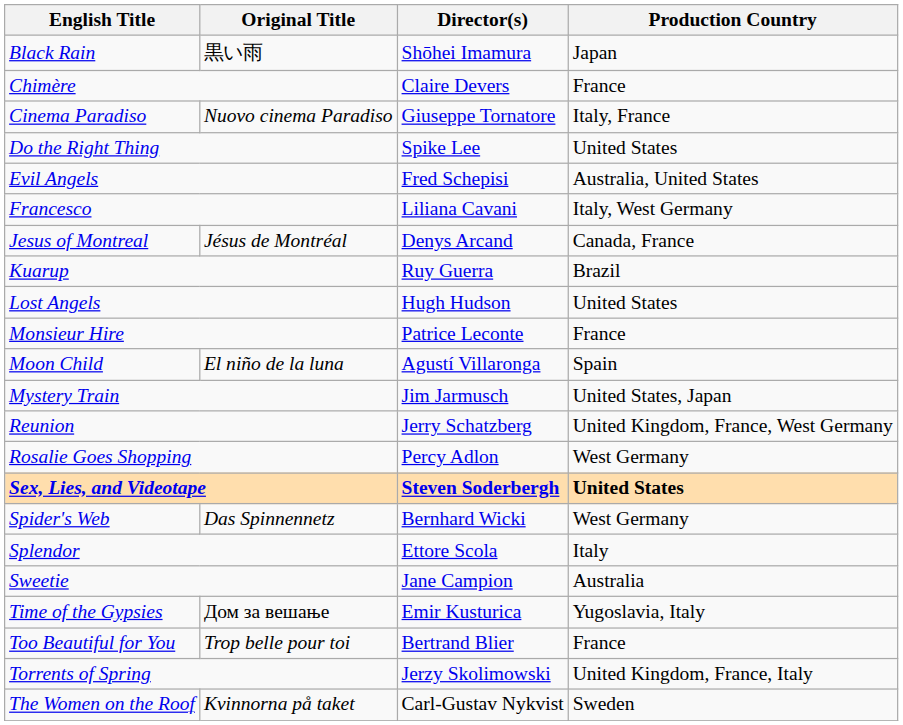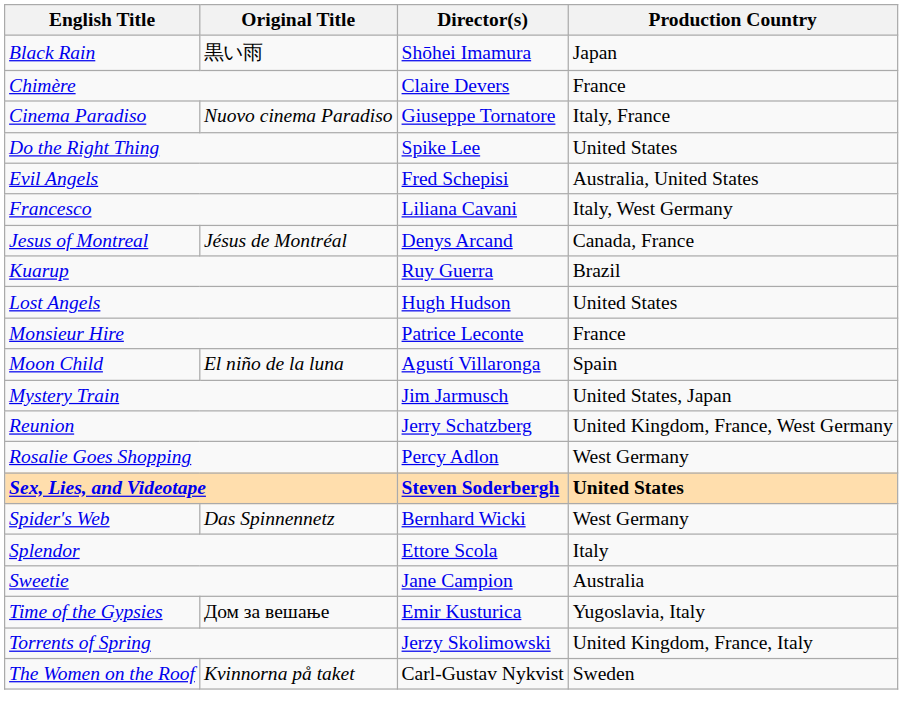- row: (92, 642)
